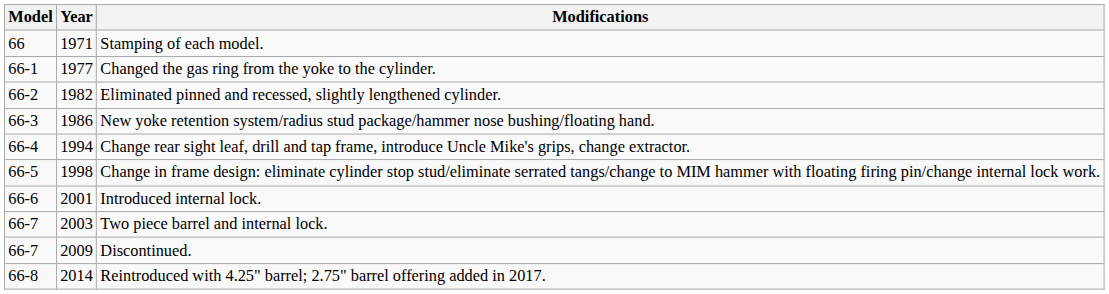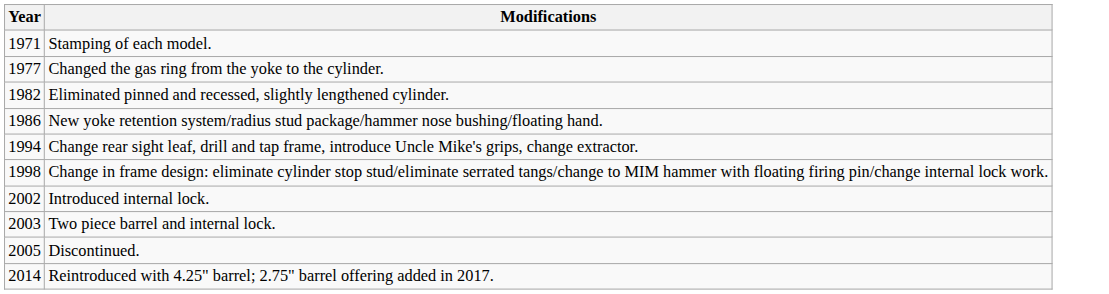- column: (30, 17)
(77, 198) 2001 -> (25, 198) 2002
(77, 250) 2009 -> (25, 250) 2005
